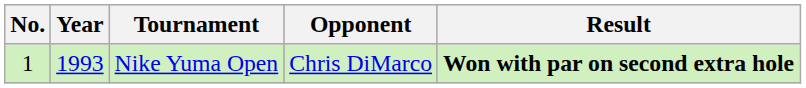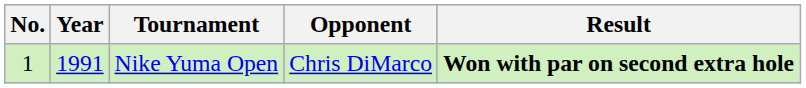(80, 63) 1993 -> (80, 63) 1991
